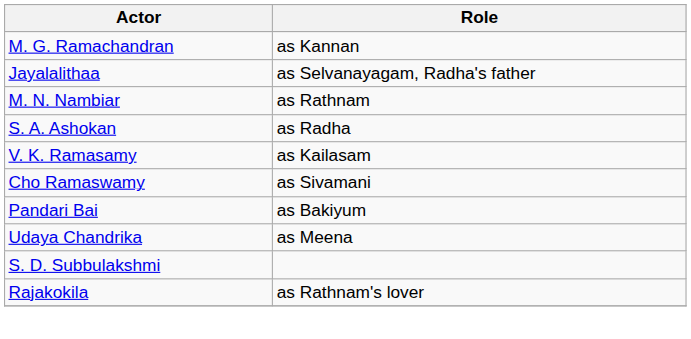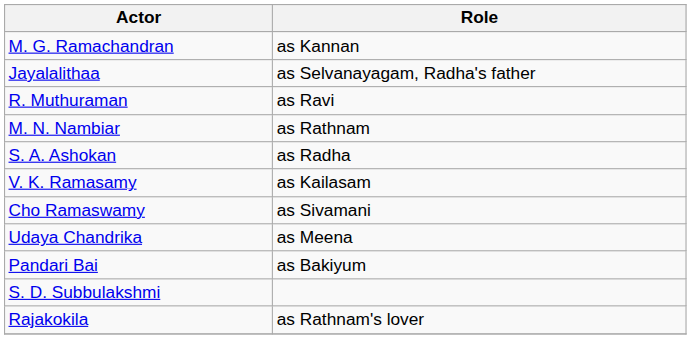+ row: (68, 100)
rows swapped: (53, 210) <-> (75, 237)
